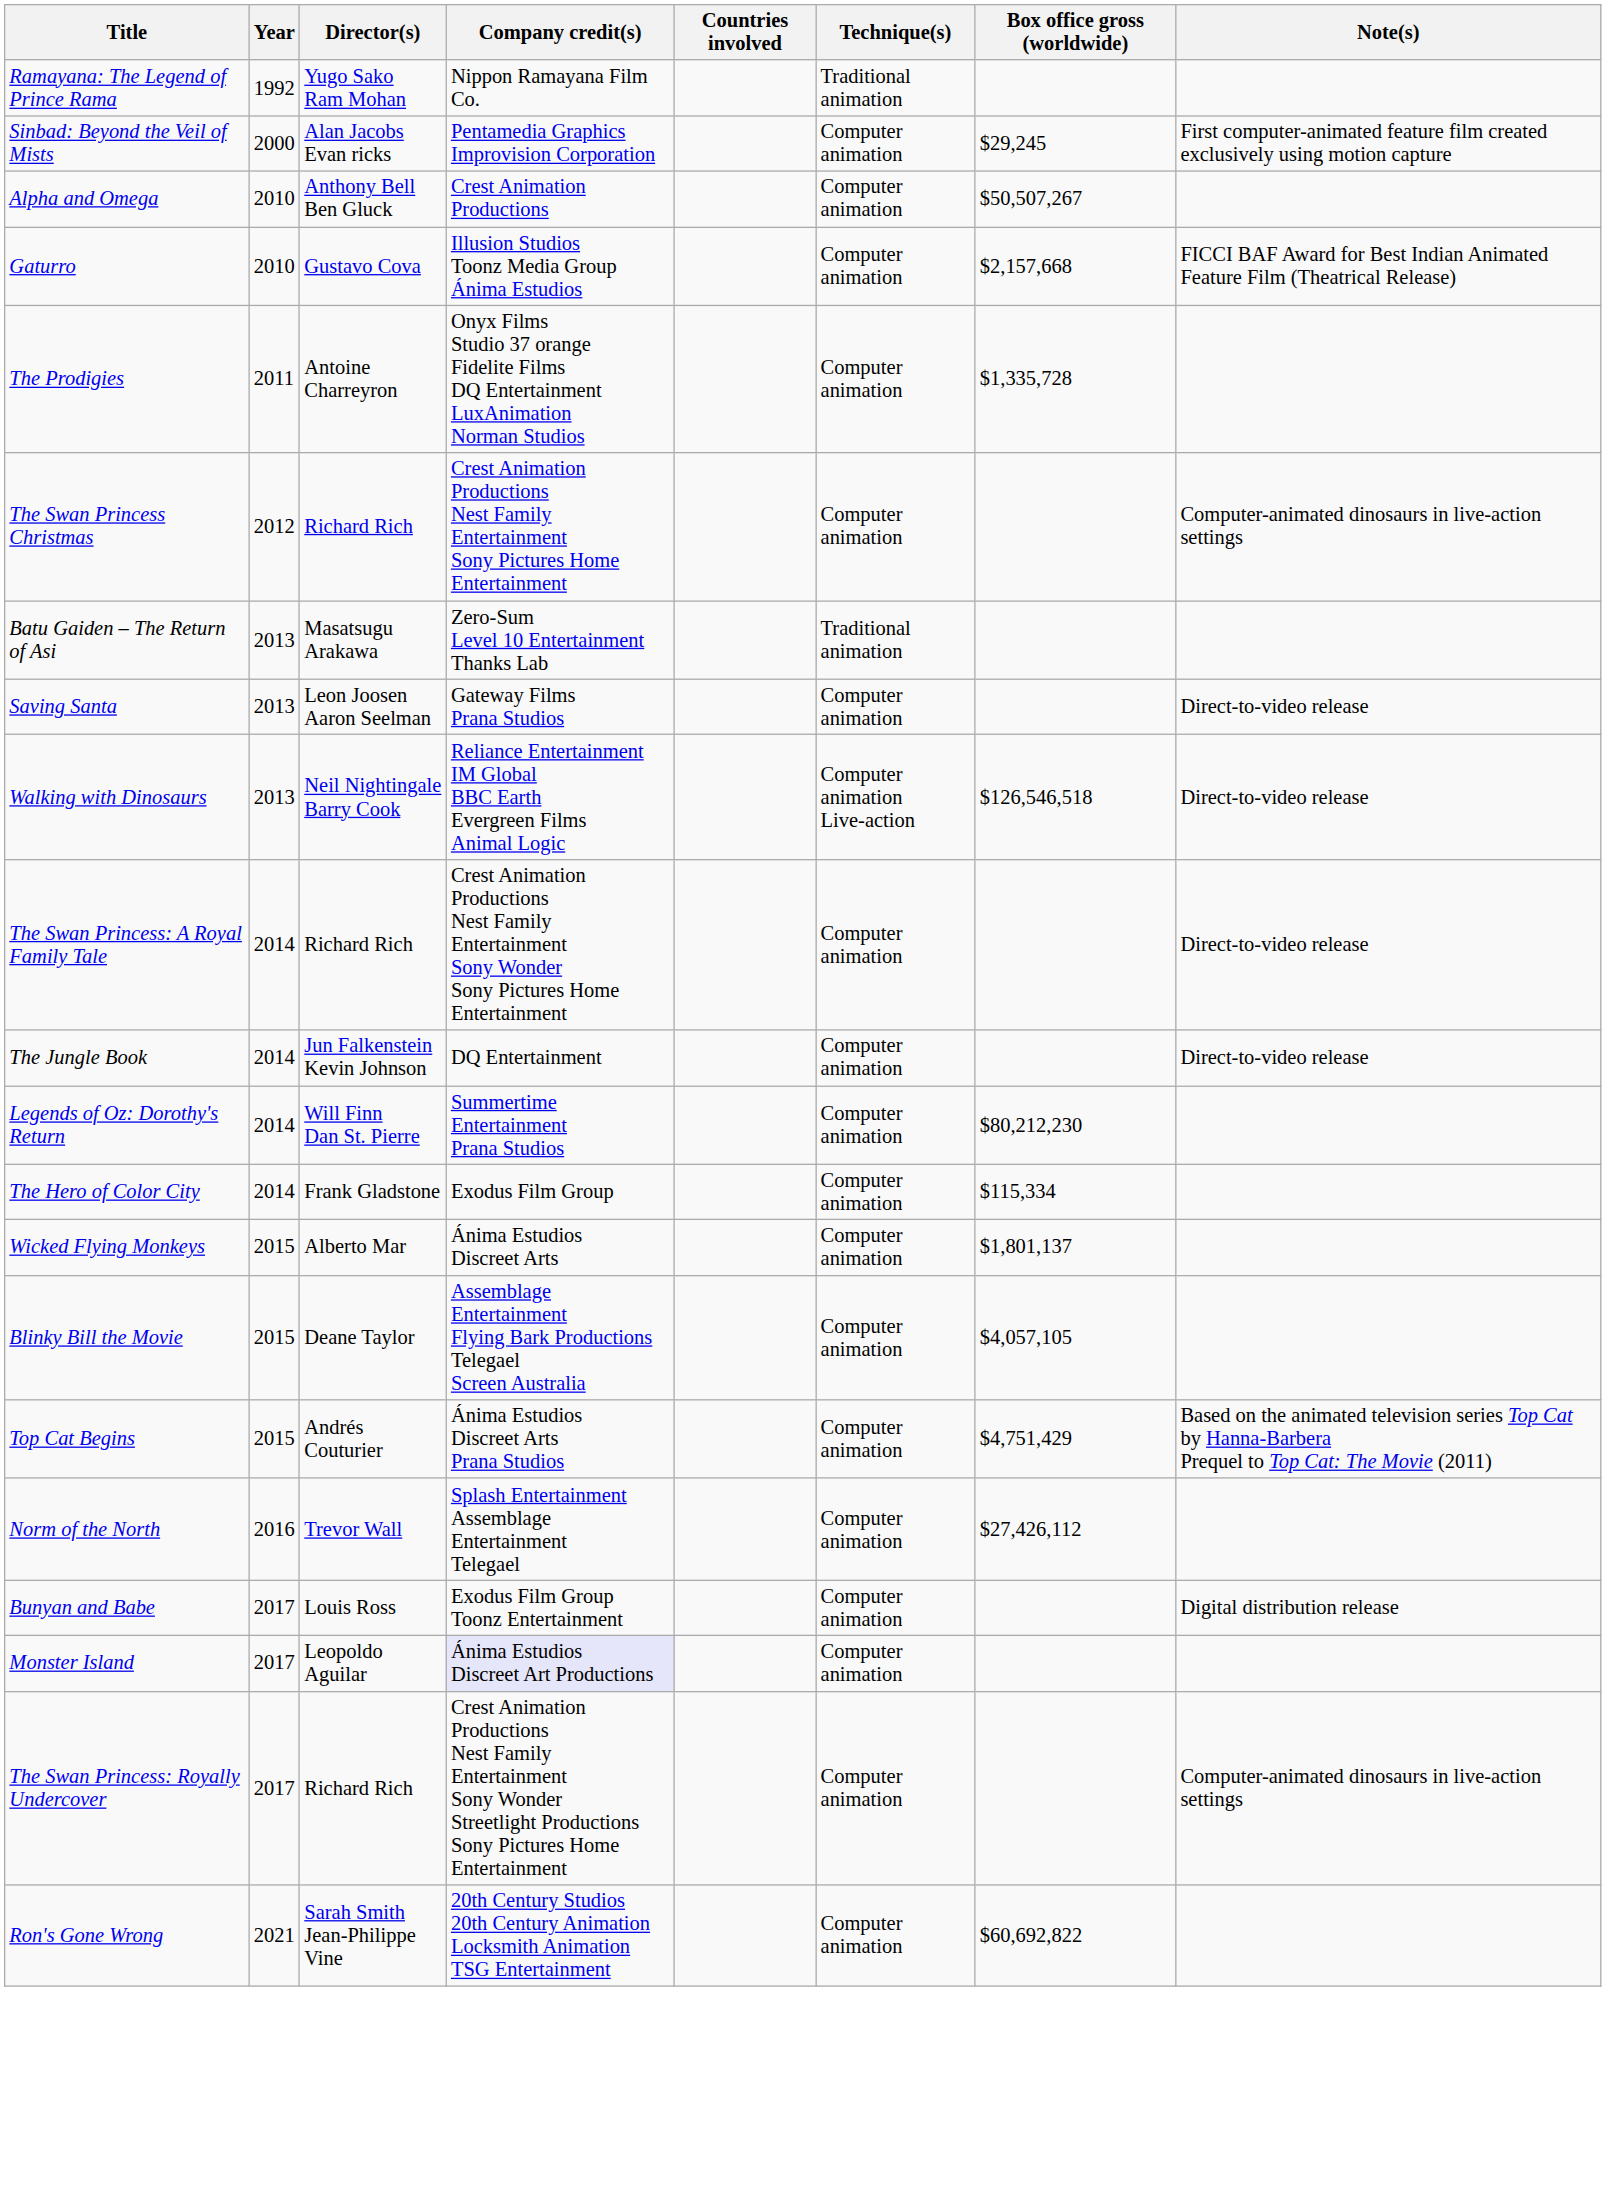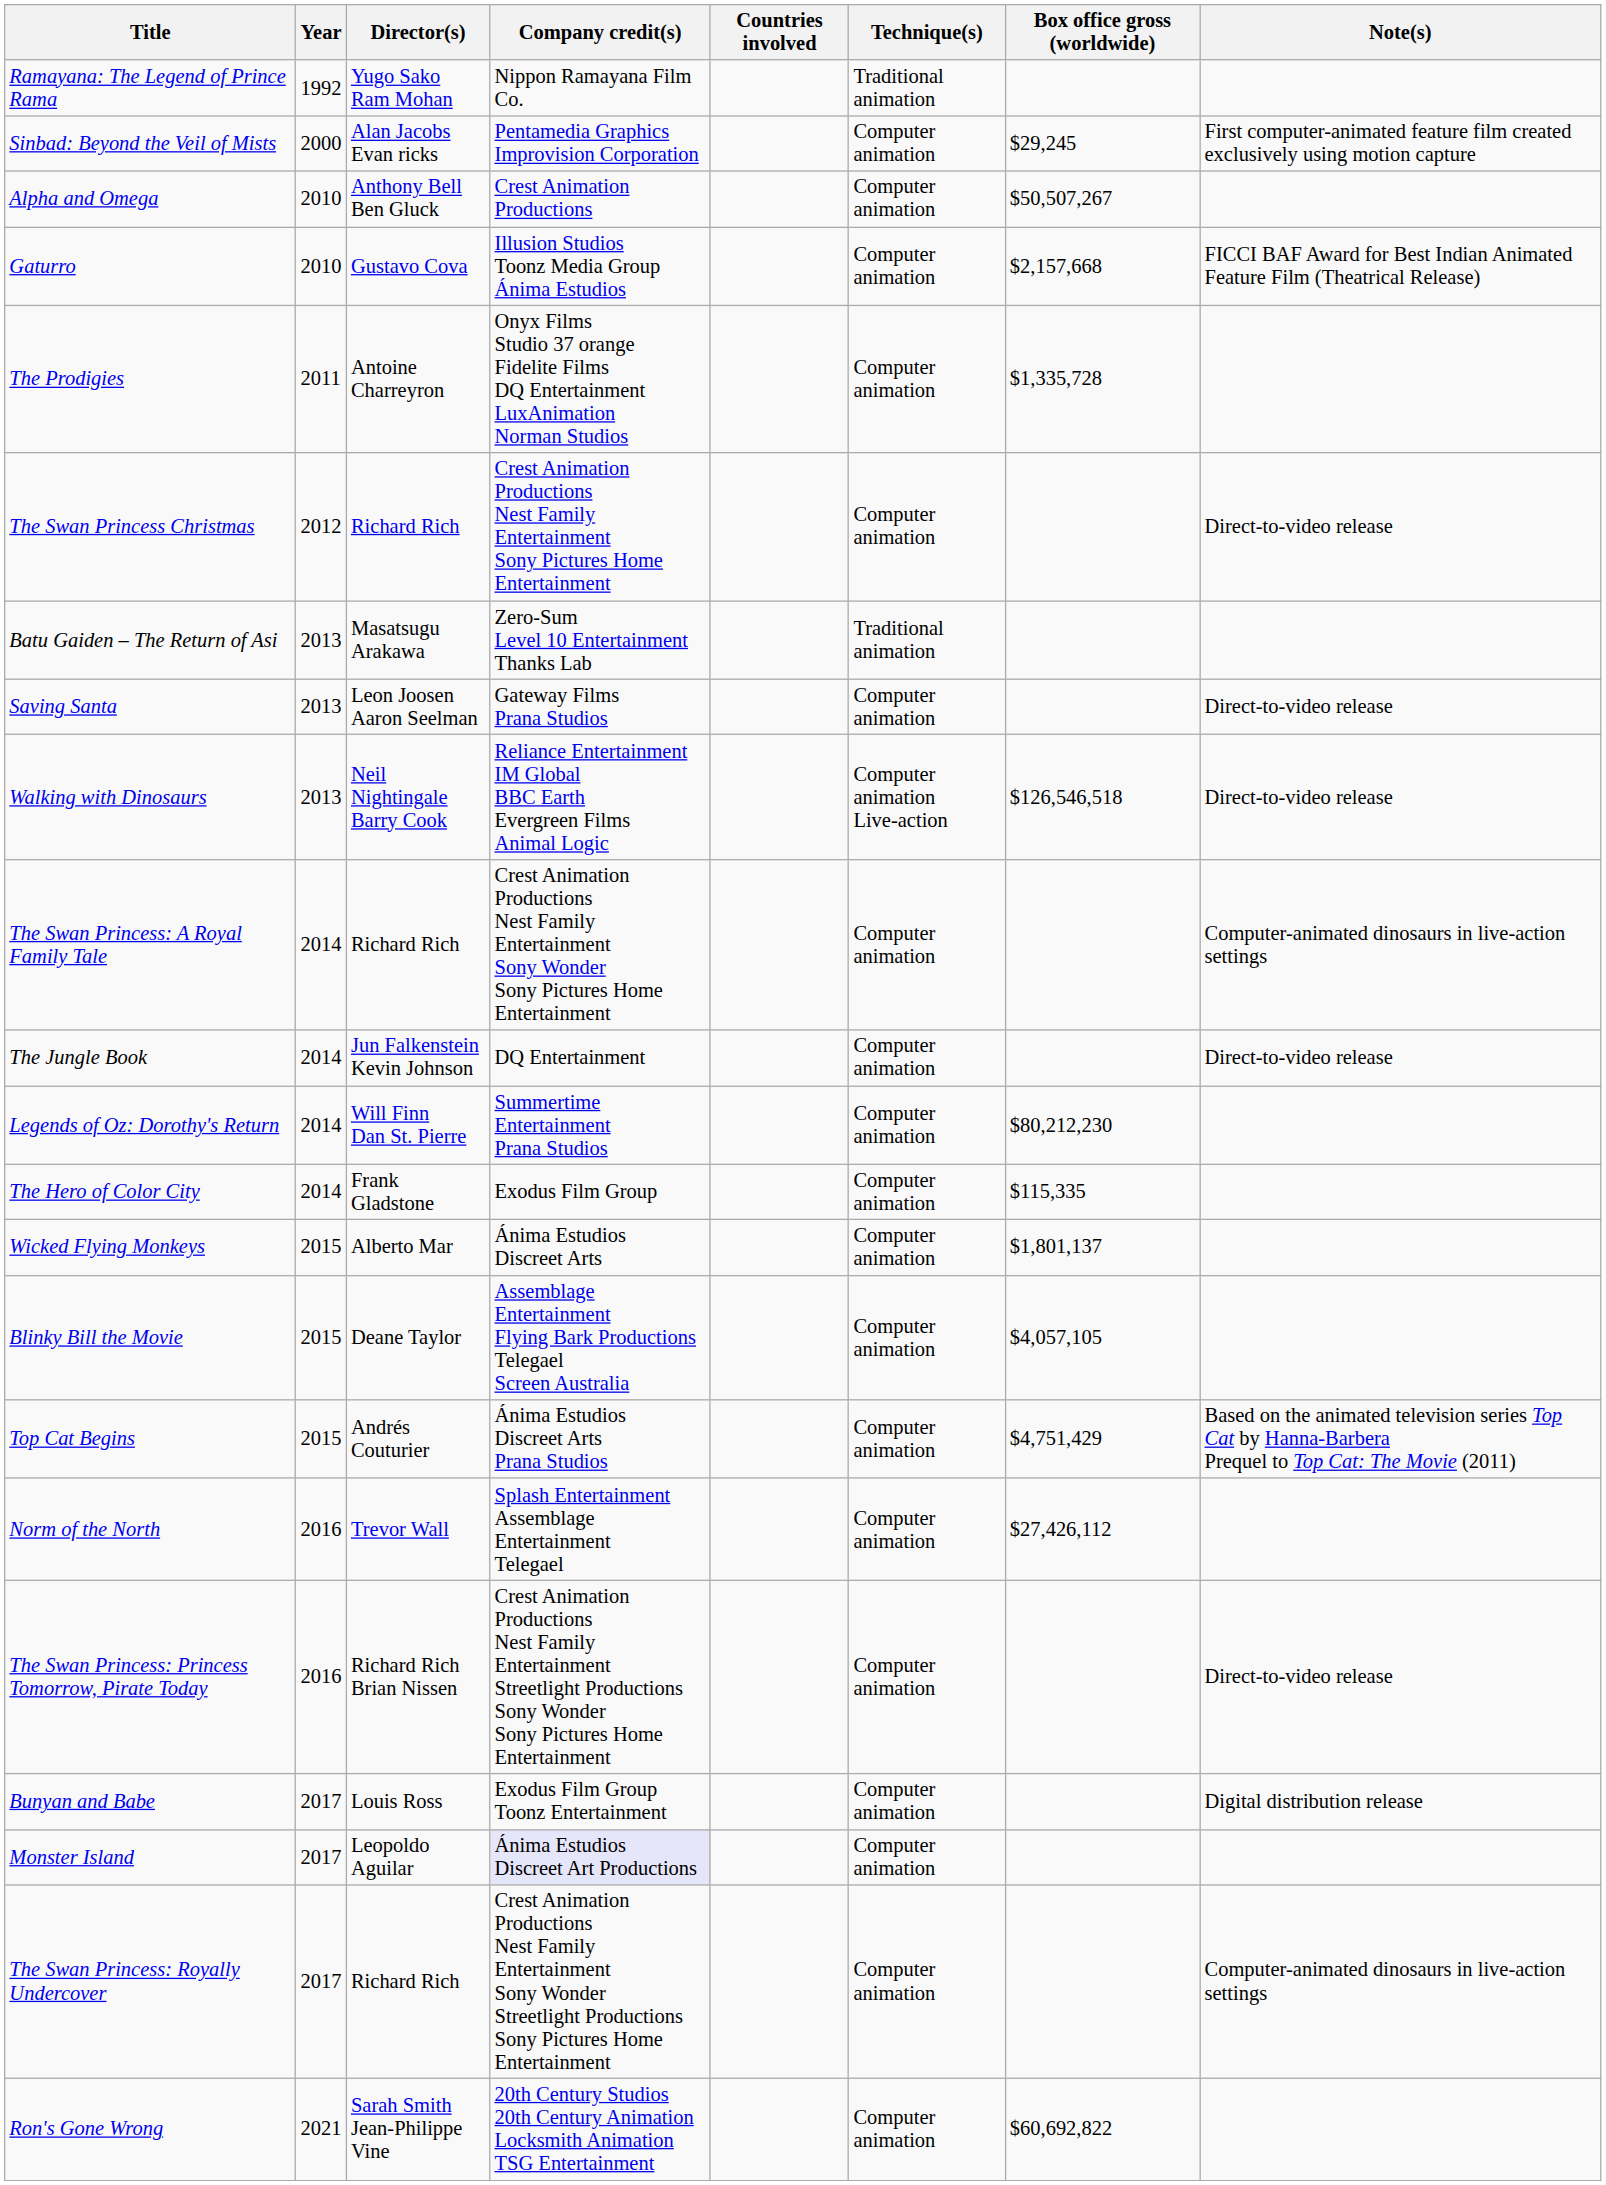(1361, 526) Computer-animated dinosaurs in live-action settings -> (1299, 526) Direct-to-video release
(1274, 944) Direct-to-video release -> (1385, 944) Computer-animated dinosaurs in live-action settings
(1018, 1191) $115,334 -> (1048, 1191) $115,335
+ row: (129, 1676)
